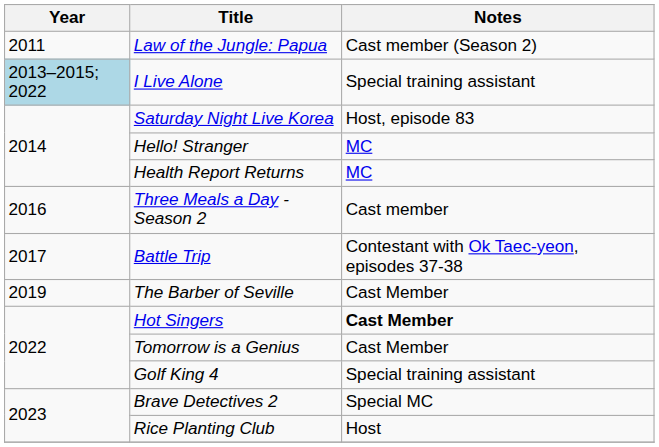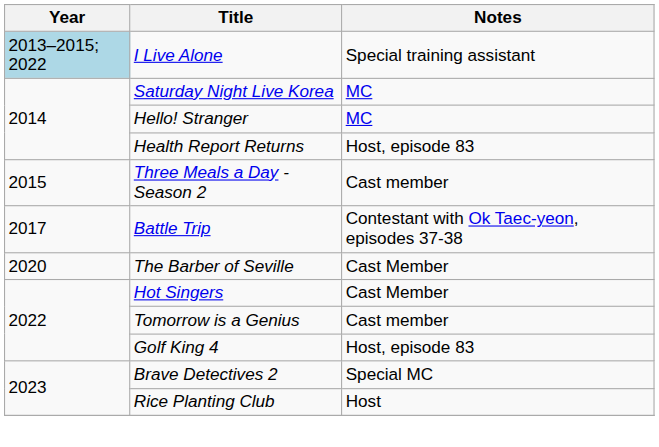- row: (230, 45)
(410, 118) Host, episode 83 -> (359, 91) MC
(359, 173) MC -> (410, 145) Host, episode 83
(28, 209) 2016 -> (28, 182) 2015
(28, 293) 2019 -> (28, 265) 2020
(399, 320) bold -> (397, 293) normal
(397, 347) Cast Member -> (397, 320) Cast member
(440, 374) Special training assistant -> (410, 347) Host, episode 83
